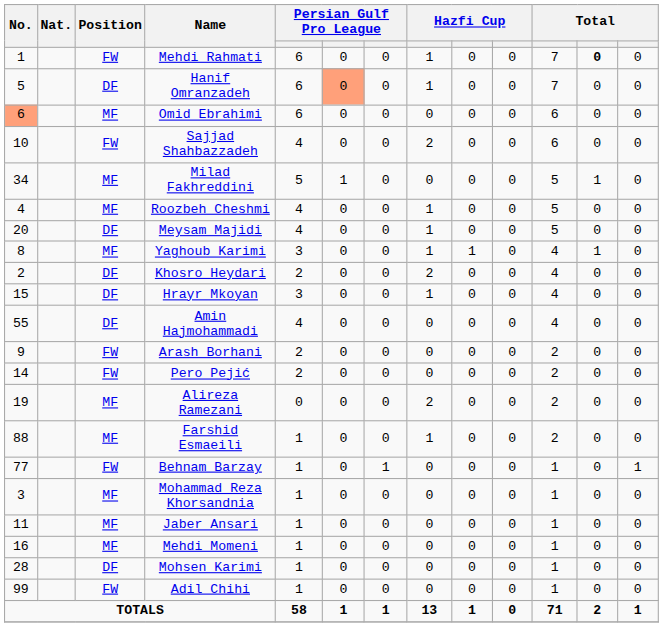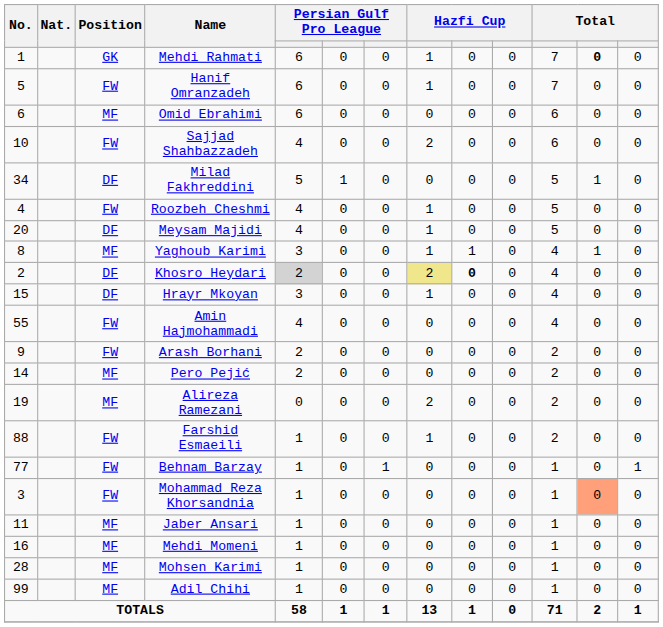(110, 58) FW -> (110, 58) GK
(110, 87) DF -> (110, 87) FW
(343, 87) lightsalmon background -> (343, 87) no background
(21, 116) lightsalmon background -> (21, 116) no background
(110, 181) MF -> (110, 181) DF
(110, 210) MF -> (110, 210) FW
(299, 274) no background -> (299, 274) lightgrey background
(429, 274) no background -> (429, 274) khaki background
(472, 274) normal -> (472, 274) bold
(110, 324) DF -> (110, 324) FW
(110, 374) FW -> (110, 374) MF
(110, 439) MF -> (110, 439) FW
(110, 497) MF -> (110, 497) FW
(597, 497) no background -> (597, 497) lightsalmon background
(110, 568) DF -> (110, 568) MF
(110, 590) FW -> (110, 590) MF
